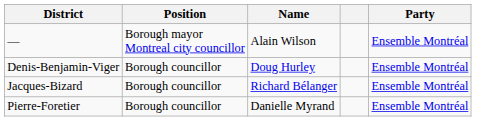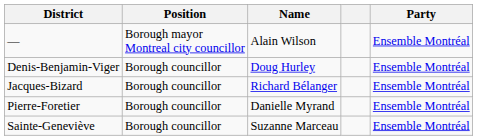+ row: (51, 125)
